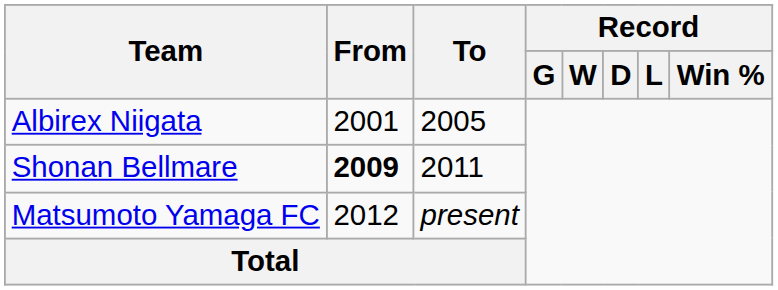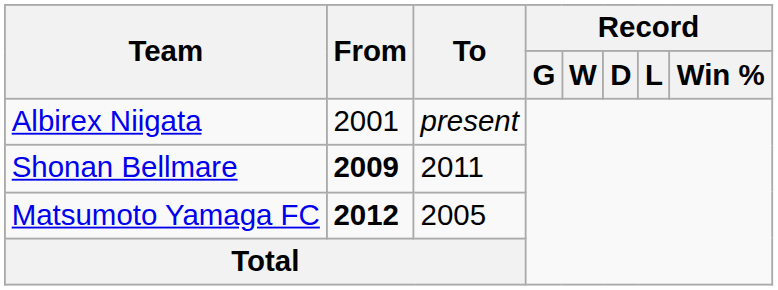(453, 121) 2005 -> (470, 121) present
(366, 214) normal -> (366, 214) bold
(470, 214) present -> (453, 214) 2005
